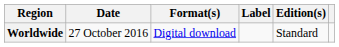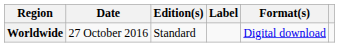columns swapped: (195, 13) <-> (301, 13)
